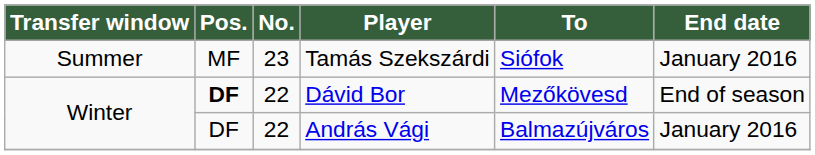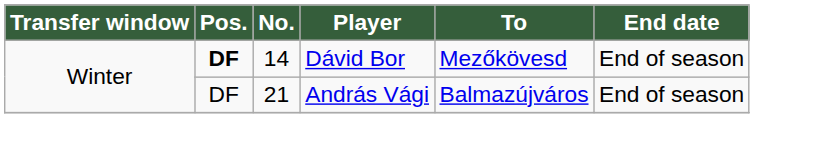- row: (397, 58)
(276, 94) 22 -> (276, 58) 14
(276, 130) 22 -> (276, 94) 21
(728, 130) January 2016 -> (672, 94) End of season
